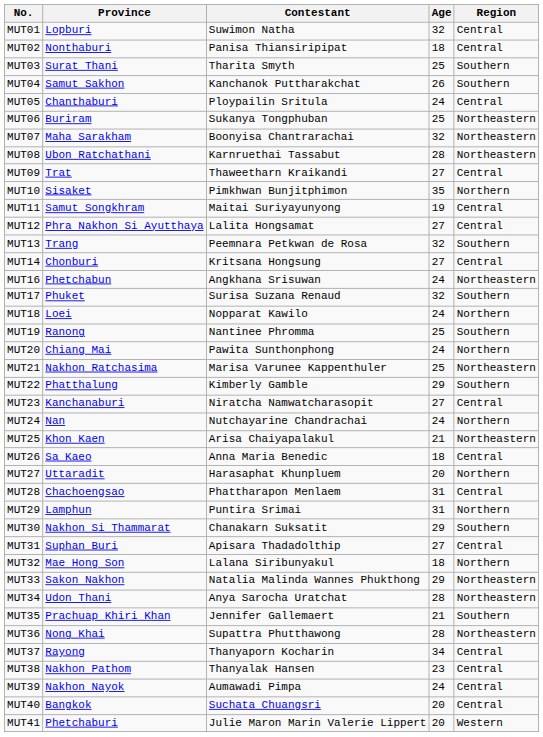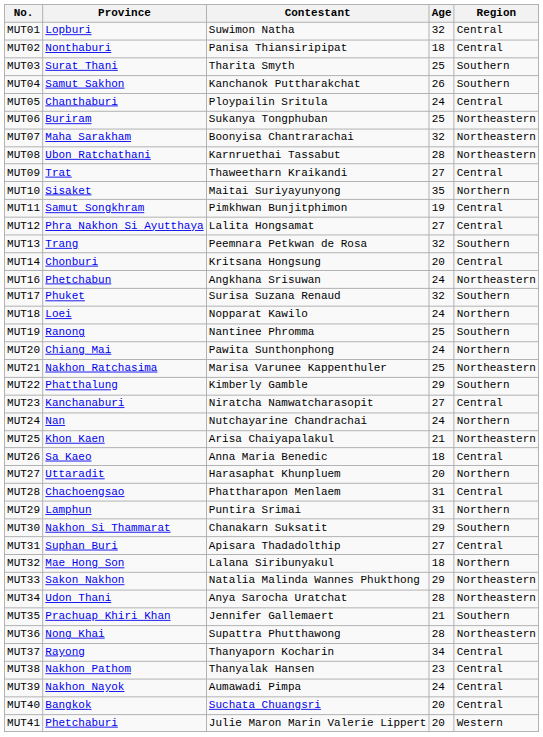(278, 191) Pimkhwan Bunjitphimon -> (275, 191) Maitai Suriyayunyong
(275, 209) Maitai Suriyayunyong -> (278, 209) Pimkhwan Bunjitphimon
(438, 262) 27 -> (438, 262) 20
